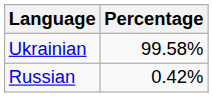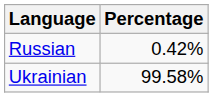rows swapped: (48, 48) <-> (42, 77)
